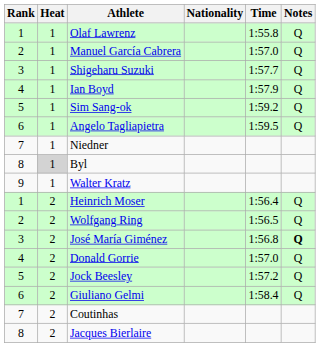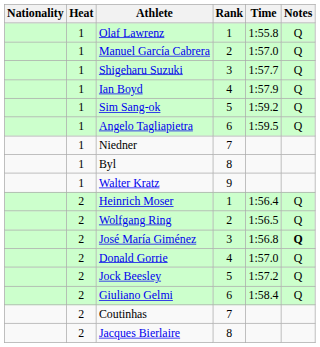columns swapped: (21, 13) <-> (215, 13)
(52, 164) lightgrey background -> (81, 164) no background
